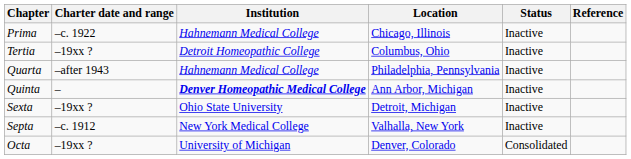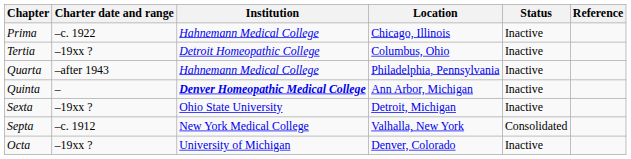(524, 126) Inactive -> (536, 126) Consolidated
(536, 145) Consolidated -> (524, 145) Inactive
